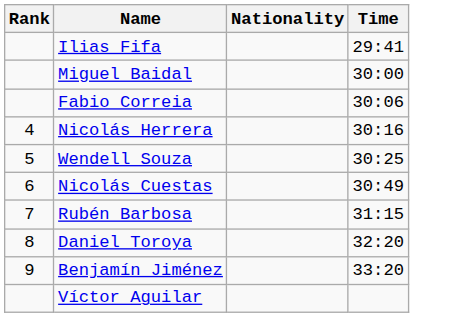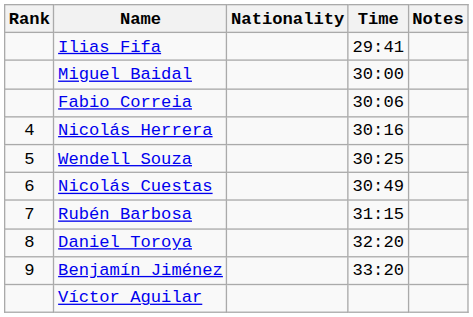+ column: (438, 19)
